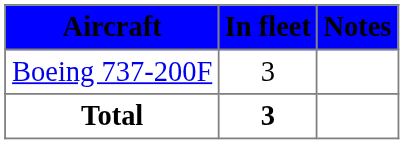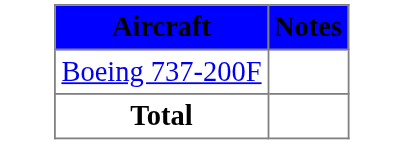- column: (268, 26)
